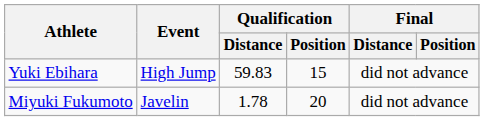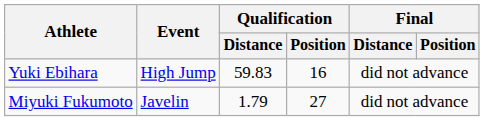(318, 73) 15 -> (318, 73) 16
(253, 101) 1.78 -> (253, 101) 1.79
(318, 101) 20 -> (318, 101) 27
